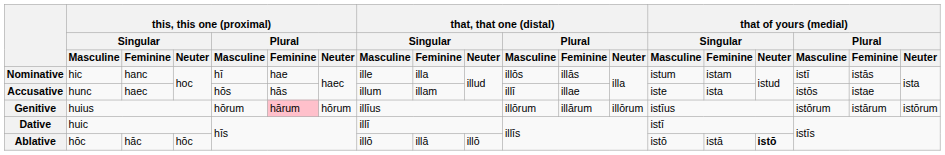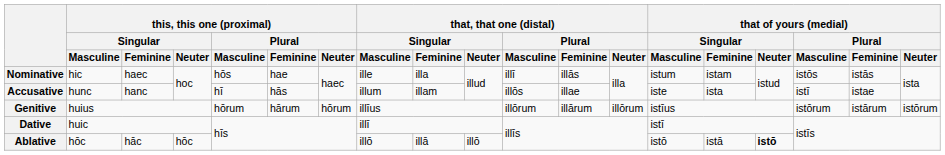(136, 74) hanc -> (136, 74) haec
(218, 74) hī -> (223, 74) hōs
(514, 74) illōs -> (510, 74) illī
(803, 74) istī -> (807, 74) istōs
(136, 91) haec -> (136, 91) hanc
(223, 91) hōs -> (218, 91) hī
(510, 91) illī -> (514, 91) illōs
(807, 91) istōs -> (803, 91) istī
(285, 108) pink background -> (285, 108) no background
